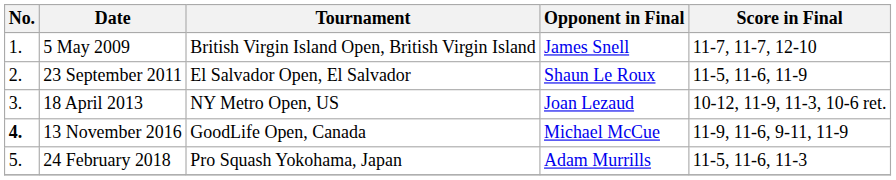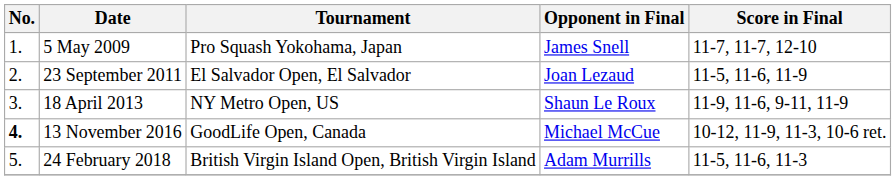(363, 47) British Virgin Island Open, British Virgin Island -> (296, 47) Pro Squash Yokohama, Japan
(600, 75) Shaun Le Roux -> (589, 75) Joan Lezaud
(589, 103) Joan Lezaud -> (600, 103) Shaun Le Roux
(790, 103) 10-12, 11-9, 11-3, 10-6 ret. -> (770, 103) 11-9, 11-6, 9-11, 11-9
(770, 132) 11-9, 11-6, 9-11, 11-9 -> (790, 132) 10-12, 11-9, 11-3, 10-6 ret.
(296, 160) Pro Squash Yokohama, Japan -> (363, 160) British Virgin Island Open, British Virgin Island
